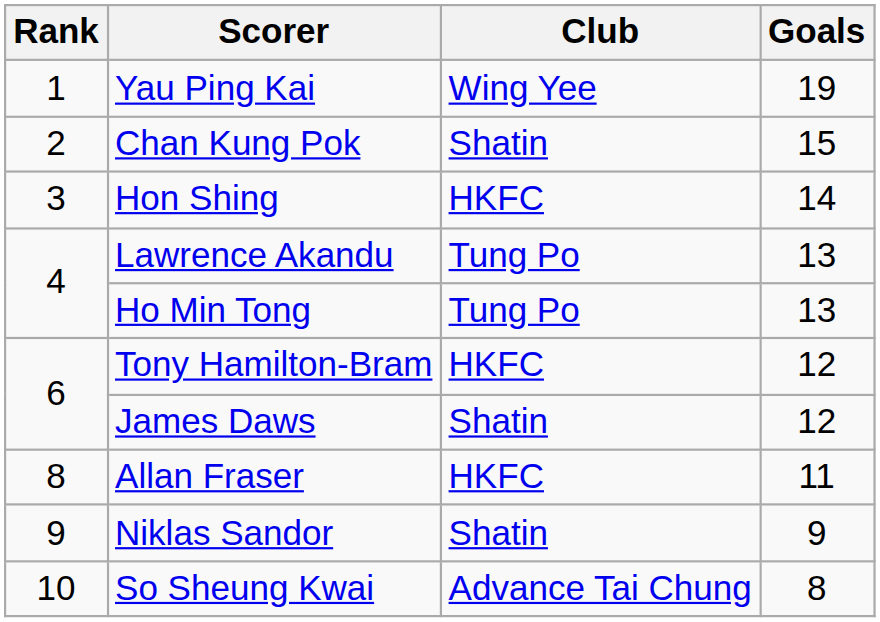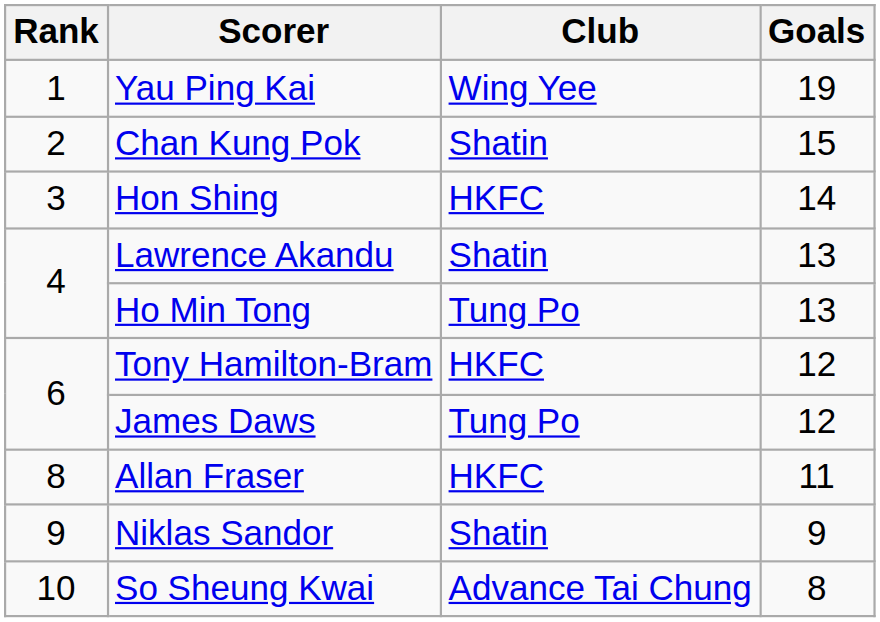(514, 254) Tung Po -> (498, 254) Shatin
(498, 421) Shatin -> (514, 421) Tung Po
